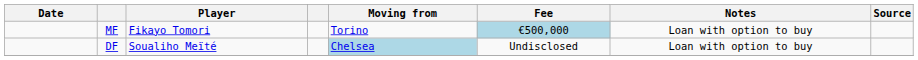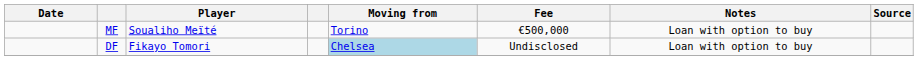(169, 30) Fikayo Tomori -> (173, 30) Soualiho Meïté
(544, 30) lightblue background -> (544, 30) no background
(173, 47) Soualiho Meïté -> (169, 47) Fikayo Tomori
